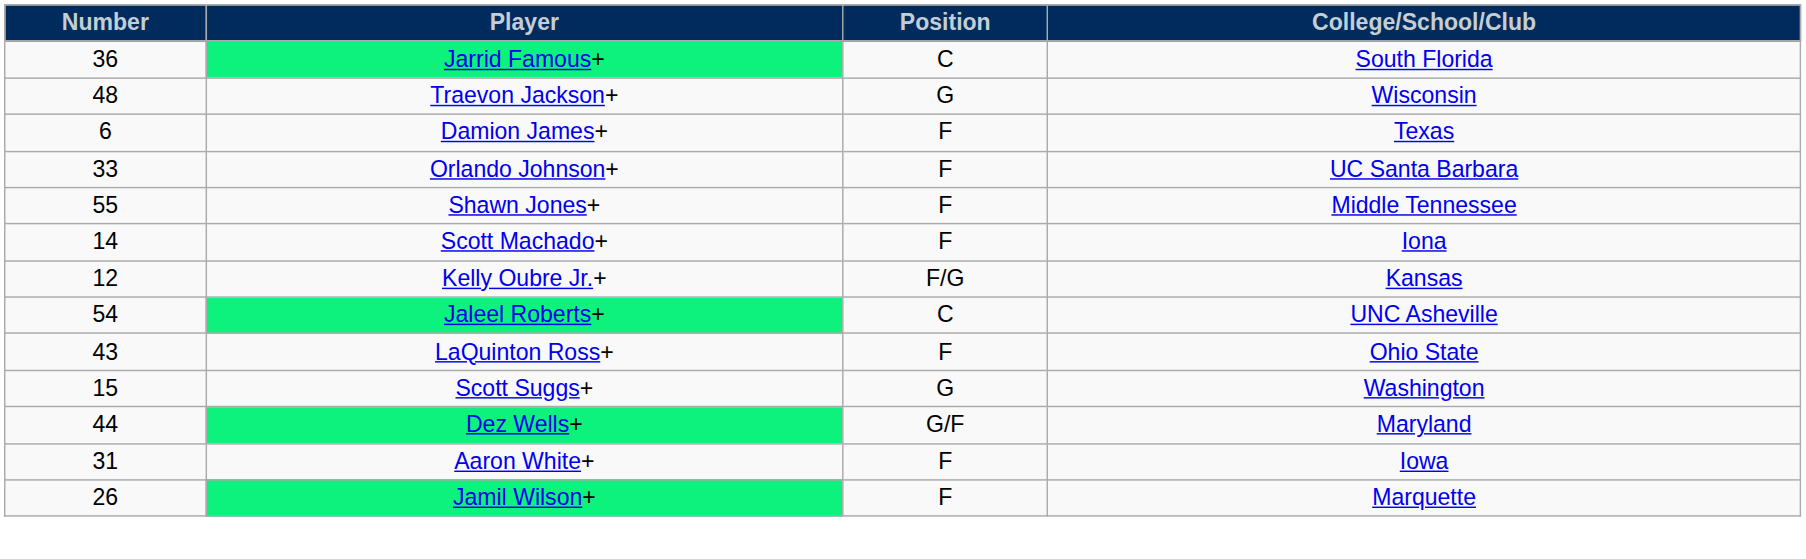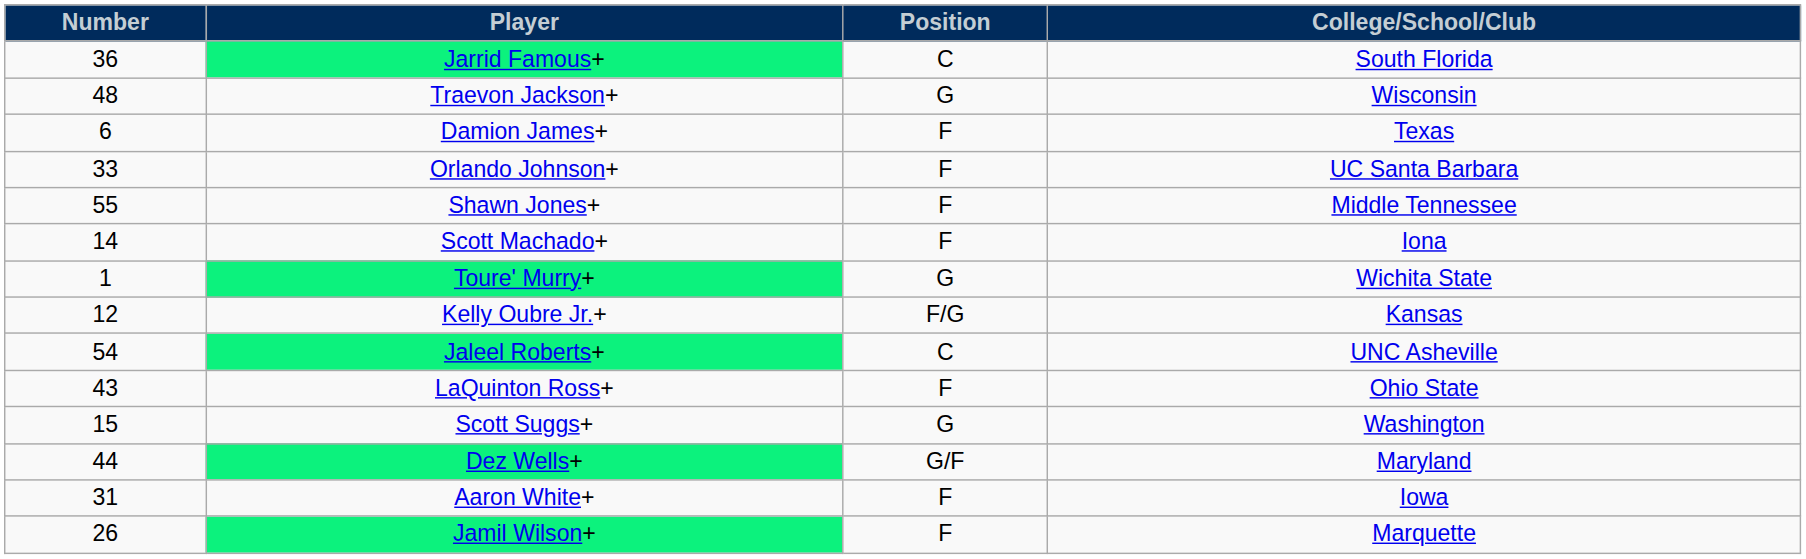+ row: (524, 278)
